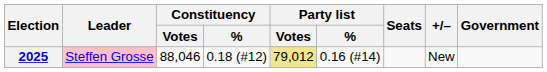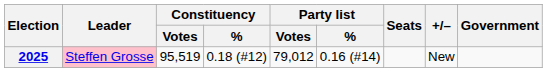(180, 57) 88,046 -> (180, 57) 95,519
(293, 57) khaki background -> (293, 57) no background
